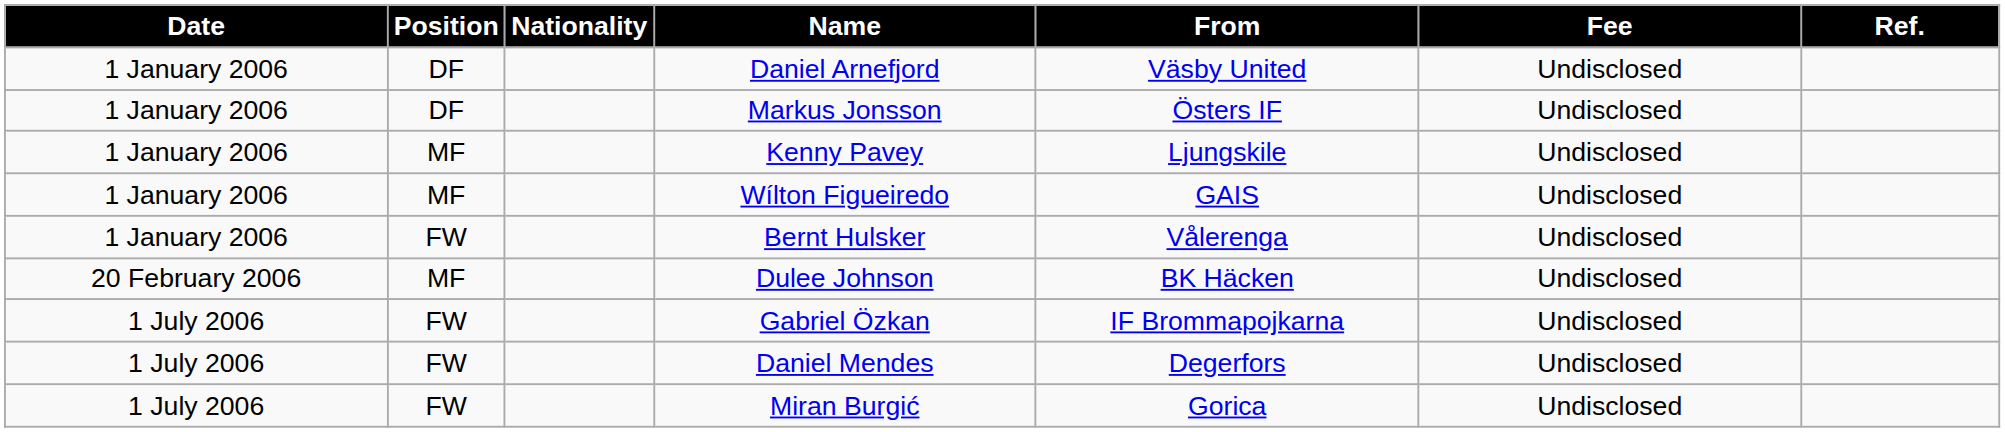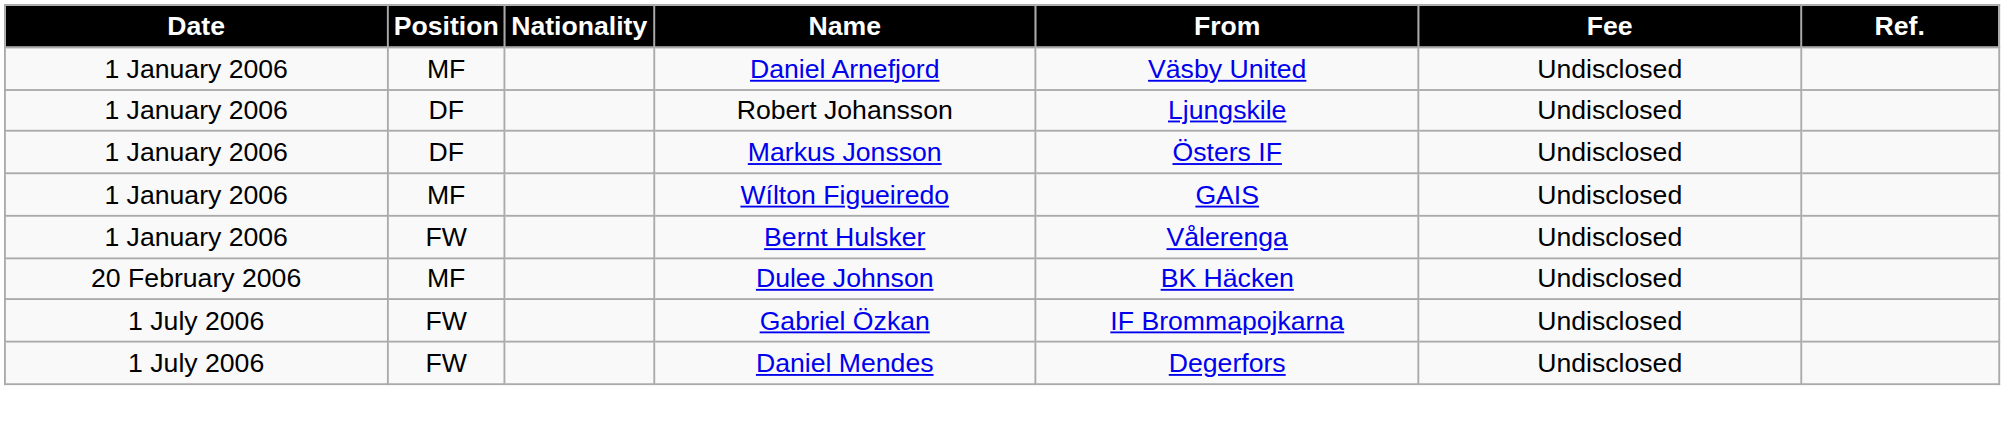(446, 68) DF -> (446, 68) MF
+ row: (845, 111)
- row: (845, 153)
- row: (845, 405)
